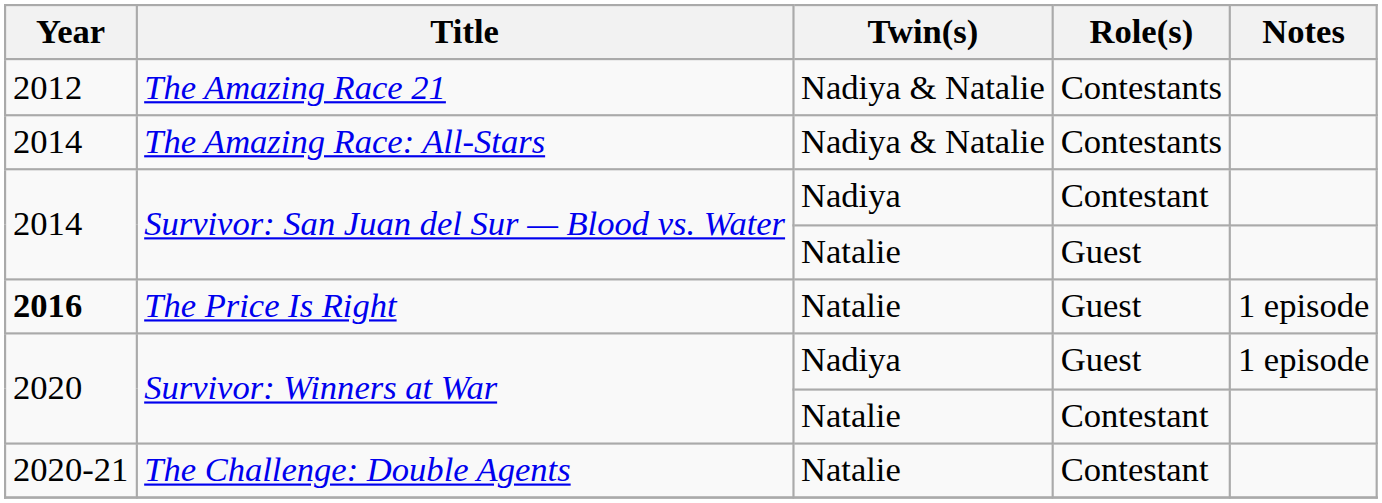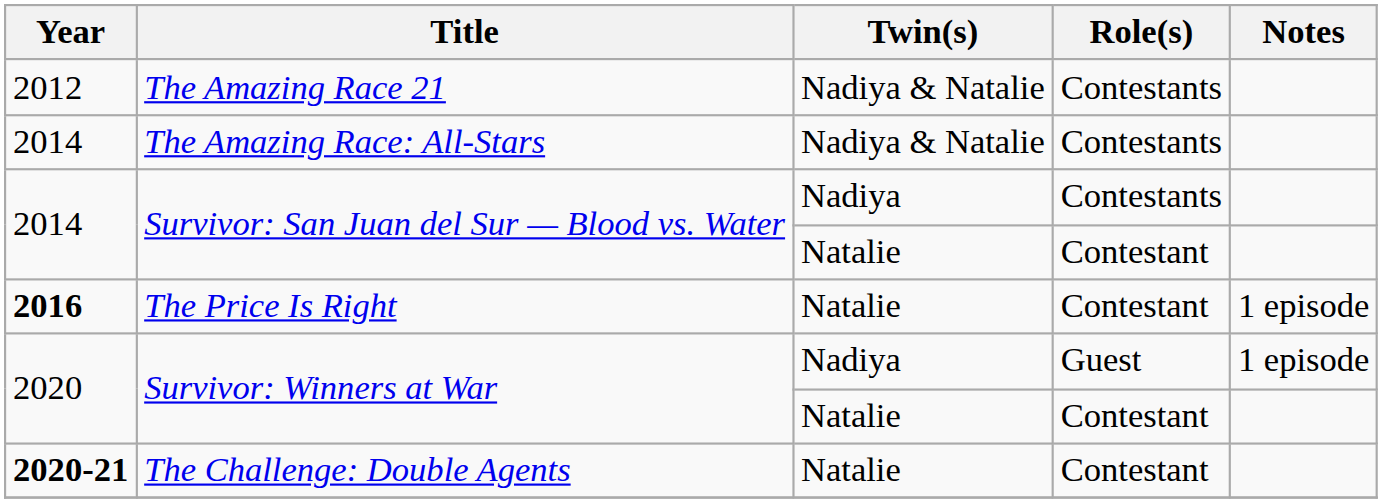(1135, 196) Contestant -> (1141, 196) Contestants
(1101, 251) Guest -> (1135, 251) Contestant
(1101, 305) Guest -> (1135, 305) Contestant
(71, 470) normal -> (71, 470) bold
